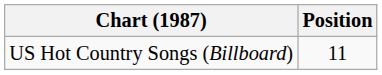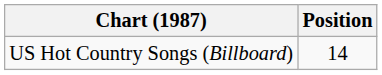(337, 52) 11 -> (337, 52) 14
